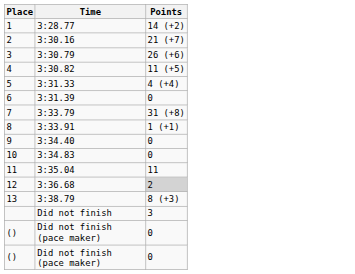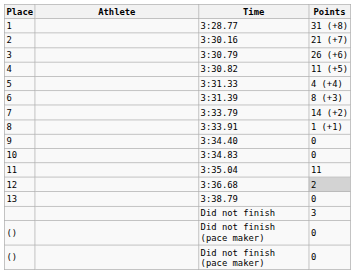+ column: (117, 12)
(166, 26) 14 (+2) -> (330, 26) 31 (+8)
(150, 98) 0 -> (327, 98) 8 (+3)
(166, 112) 31 (+8) -> (330, 112) 14 (+2)
(164, 199) 8 (+3) -> (314, 199) 0
